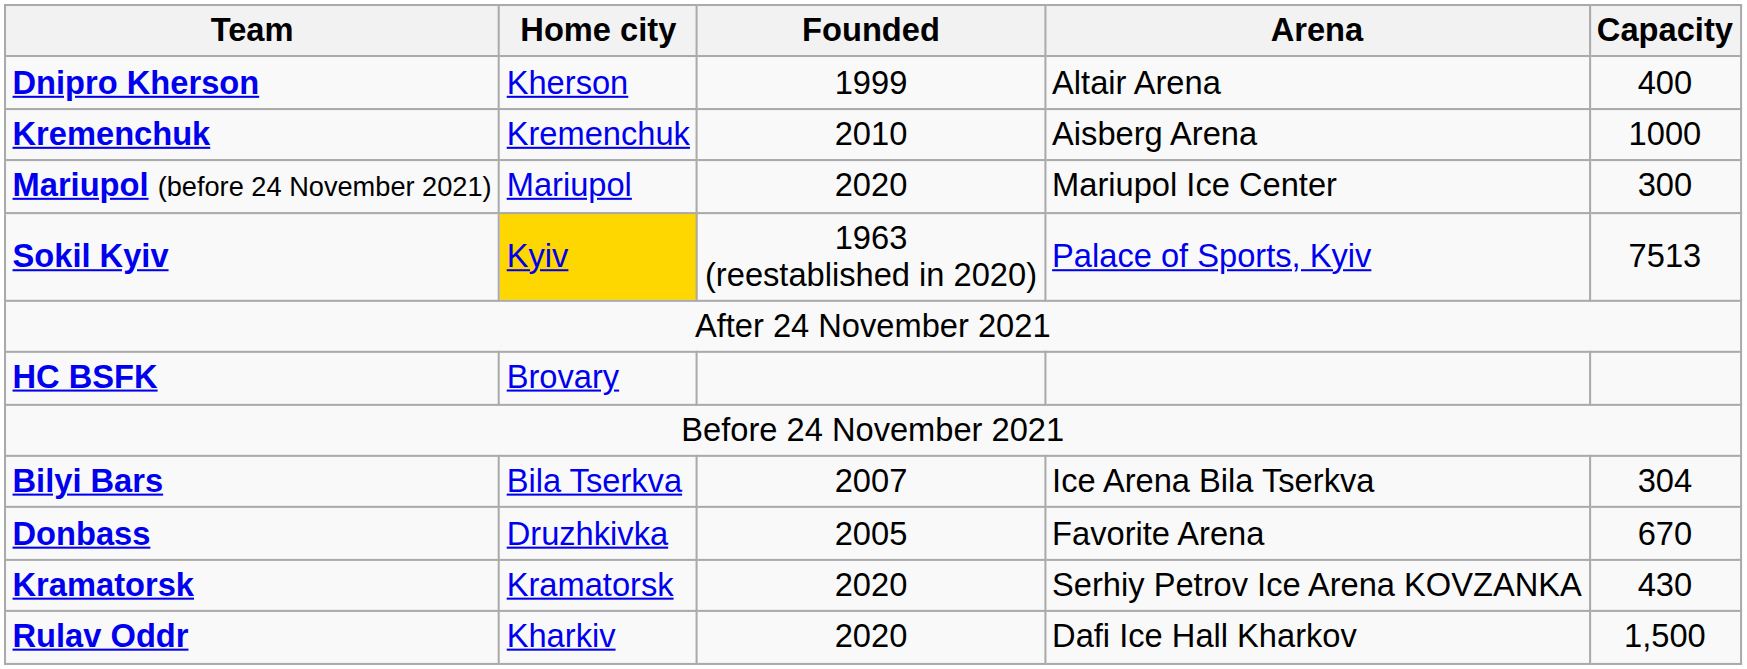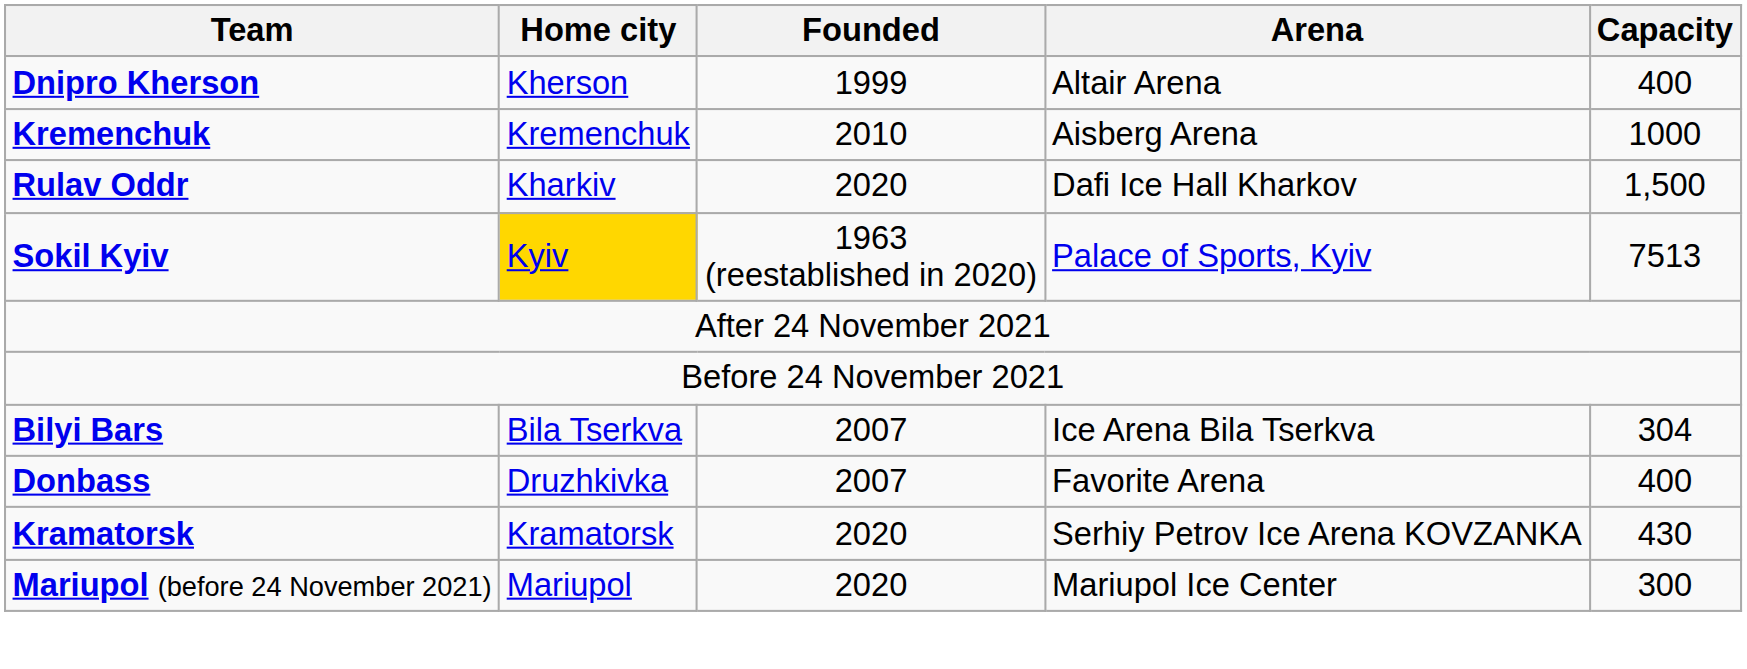rows swapped: (101, 636) <-> (252, 185)
- row: (85, 377)
(871, 532) 2005 -> (871, 481) 2007
(1665, 532) 670 -> (1665, 481) 400
